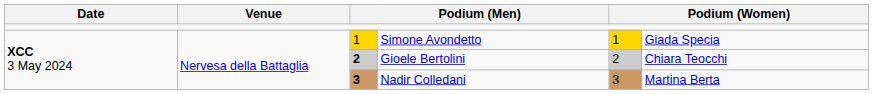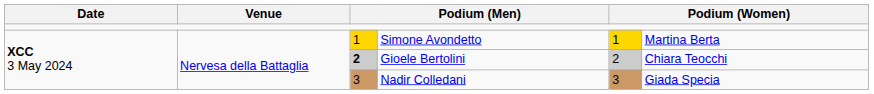(682, 39) Giada Specia -> (682, 39) Martina Berta
(356, 79) bold -> (356, 79) normal
(682, 79) Martina Berta -> (682, 79) Giada Specia
